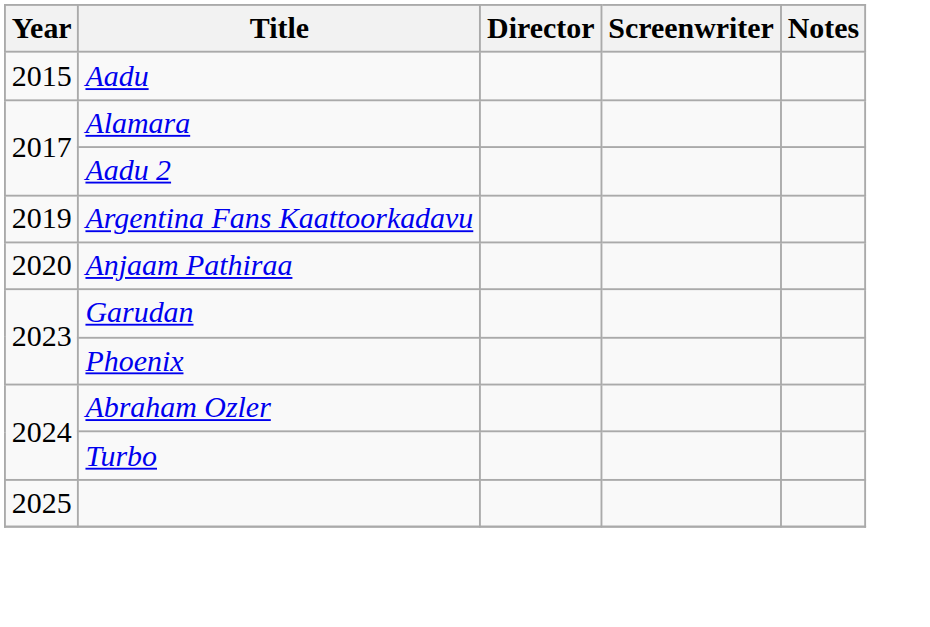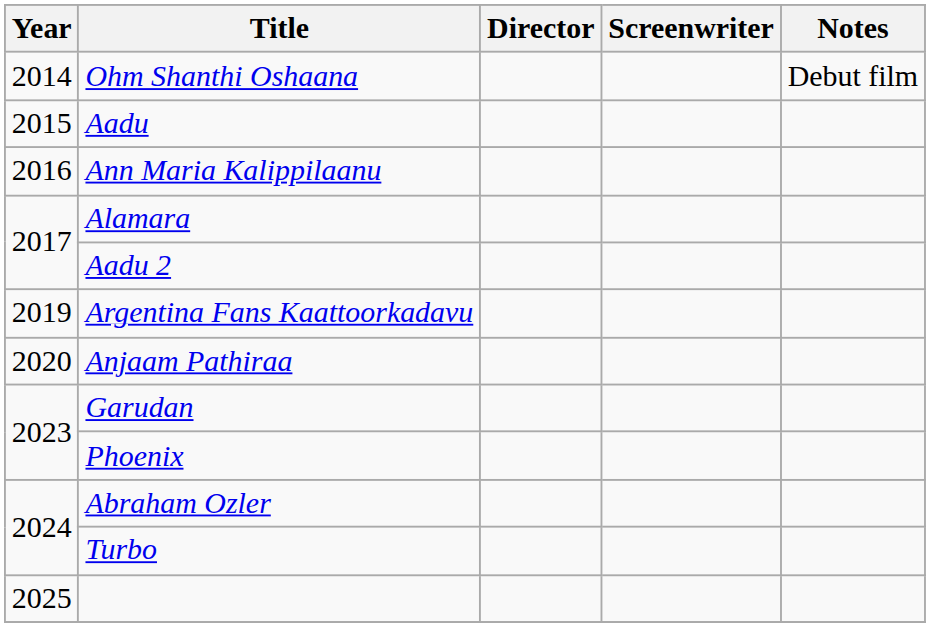+ row: (42, 75)
+ row: (42, 170)
